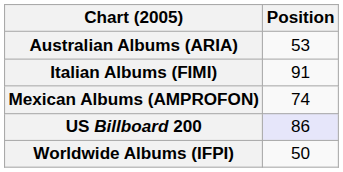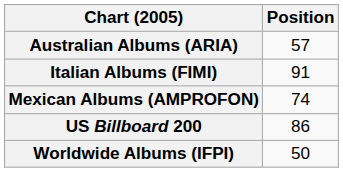(301, 45) 53 -> (301, 45) 57
(301, 126) lavender background -> (301, 126) no background
